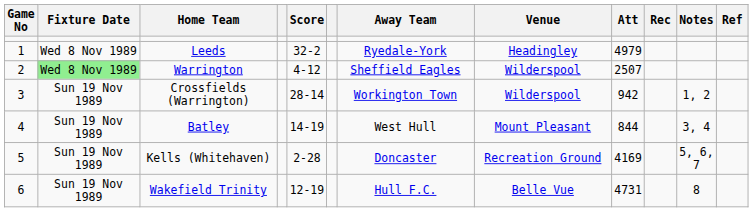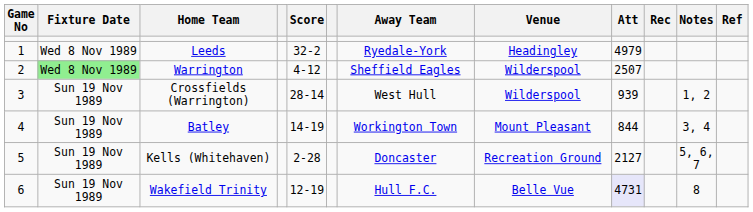(405, 95) Workington Town -> (405, 95) West Hull
(628, 95) 942 -> (628, 95) 939
(405, 127) West Hull -> (405, 127) Workington Town
(628, 159) 4169 -> (628, 159) 2127
(628, 190) no background -> (628, 190) lavender background
